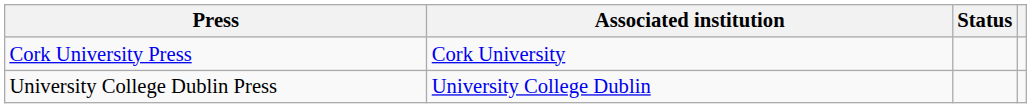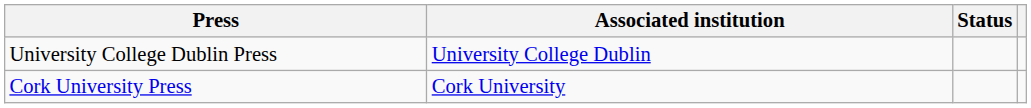rows swapped: (101, 53) <-> (143, 86)
